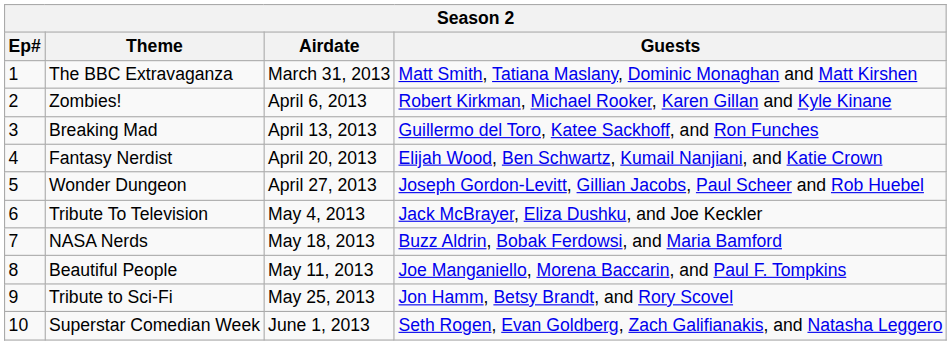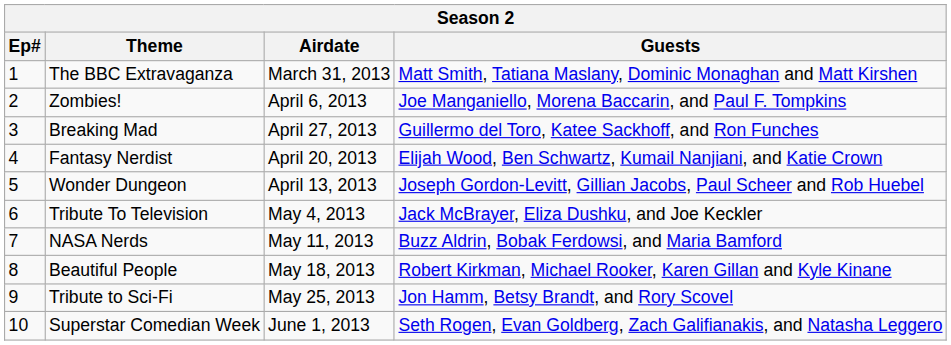(645, 102) Robert Kirkman, Michael Rooker, Karen Gillan and Kyle Kinane -> (622, 102) Joe Manganiello, Morena Baccarin, and Paul F. Tompkins
(322, 130) April 13, 2013 -> (322, 130) April 27, 2013
(322, 185) April 27, 2013 -> (322, 185) April 13, 2013
(321, 241) May 18, 2013 -> (321, 241) May 11, 2013
(321, 269) May 11, 2013 -> (321, 269) May 18, 2013
(622, 269) Joe Manganiello, Morena Baccarin, and Paul F. Tompkins -> (645, 269) Robert Kirkman, Michael Rooker, Karen Gillan and Kyle Kinane
